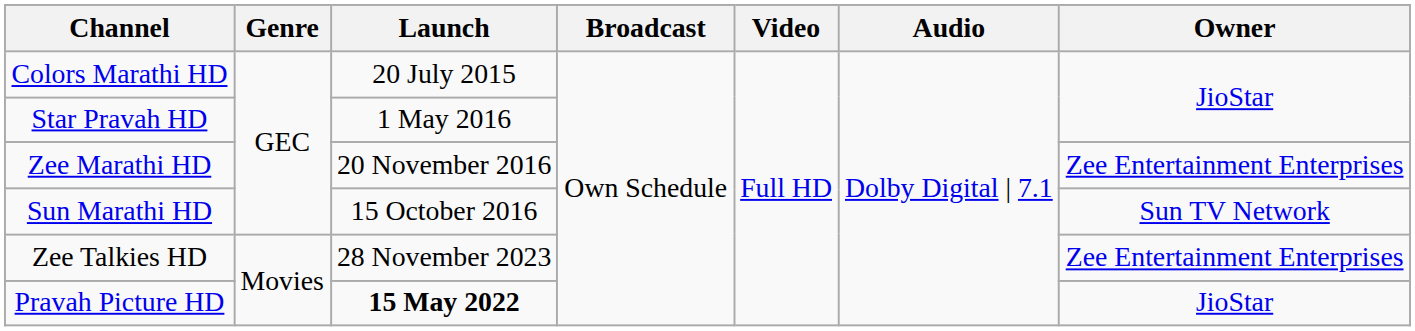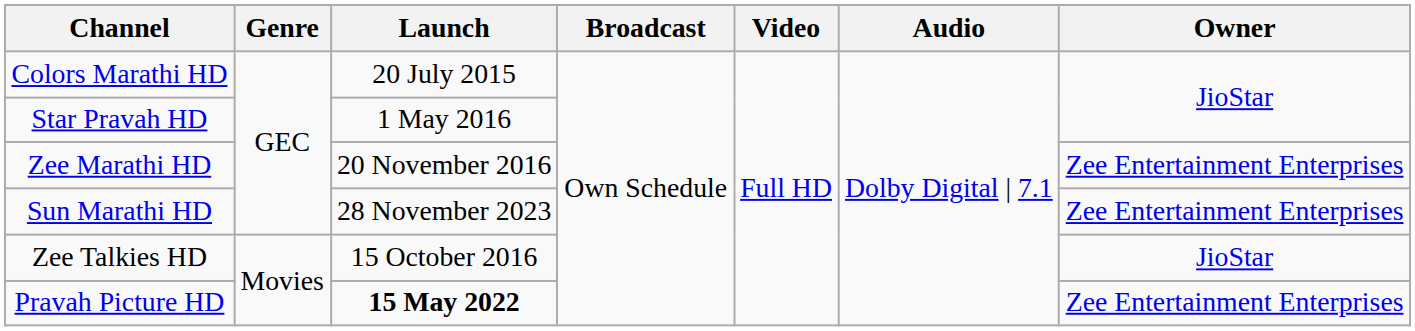(444, 211) 15 October 2016 -> (444, 211) 28 November 2023
(1235, 211) Sun TV Network -> (1235, 211) Zee Entertainment Enterprises
(444, 256) 28 November 2023 -> (444, 256) 15 October 2016
(1235, 256) Zee Entertainment Enterprises -> (1235, 256) JioStar
(1235, 302) JioStar -> (1235, 302) Zee Entertainment Enterprises
